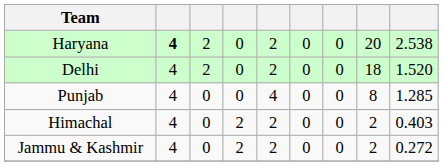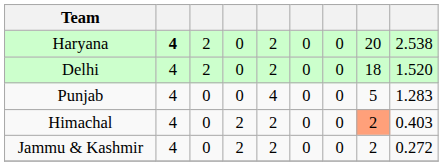(373, 95) 8 -> (373, 95) 5
(414, 95) 1.285 -> (414, 95) 1.283
(373, 122) no background -> (373, 122) lightsalmon background
